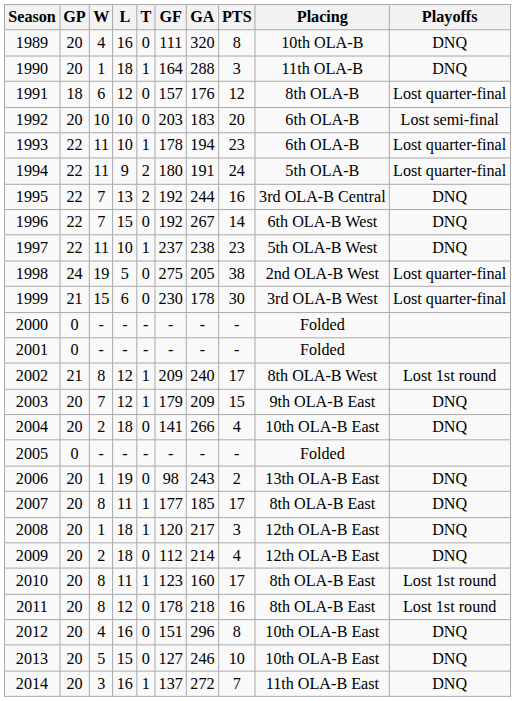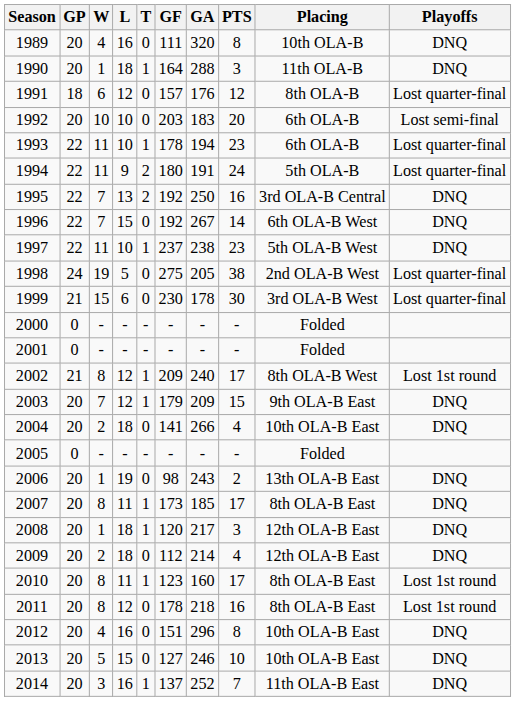(202, 196) 244 -> (202, 196) 250
(171, 504) 177 -> (171, 504) 173
(202, 683) 272 -> (202, 683) 252
